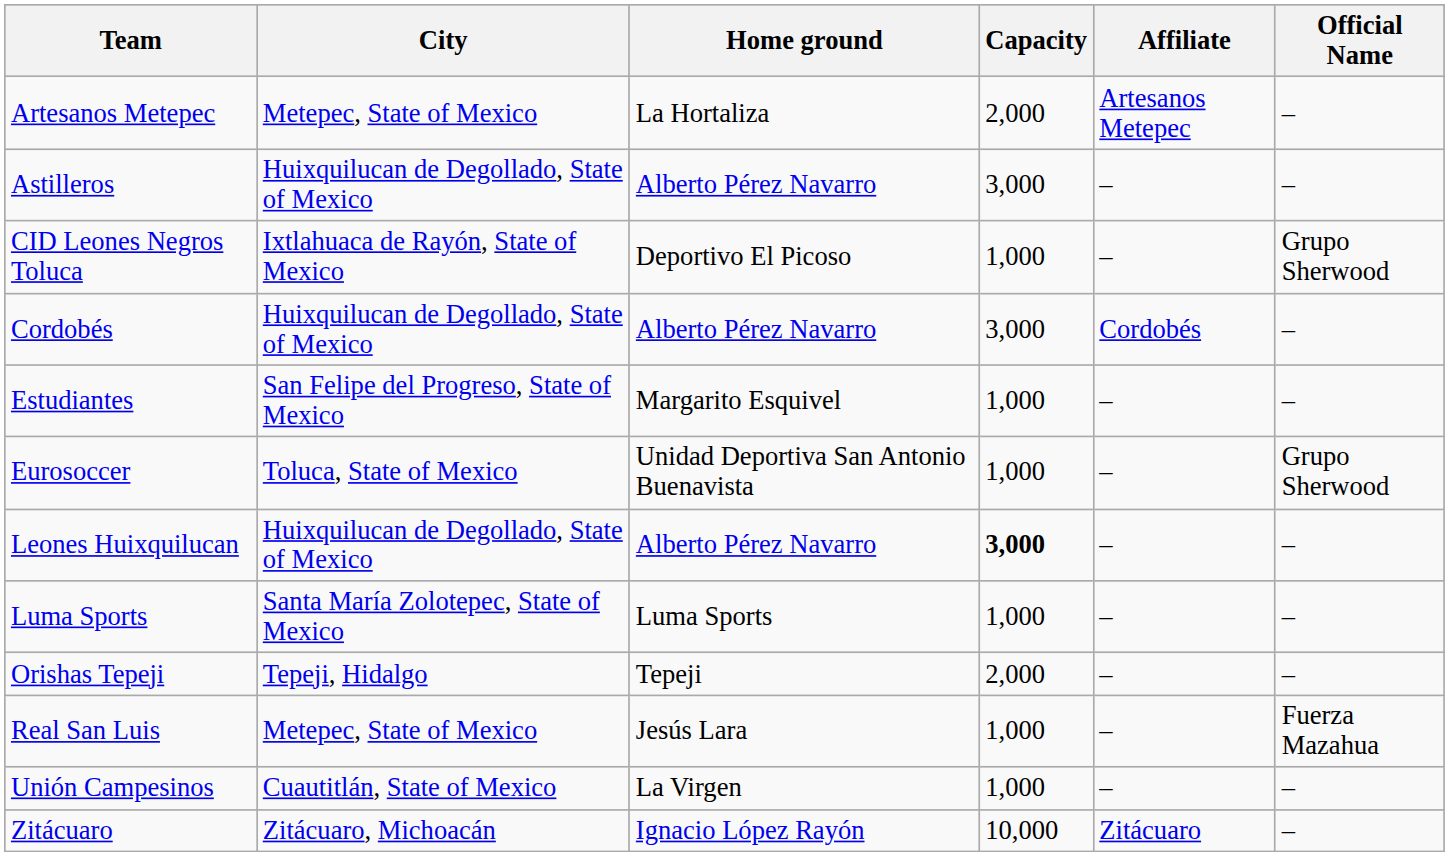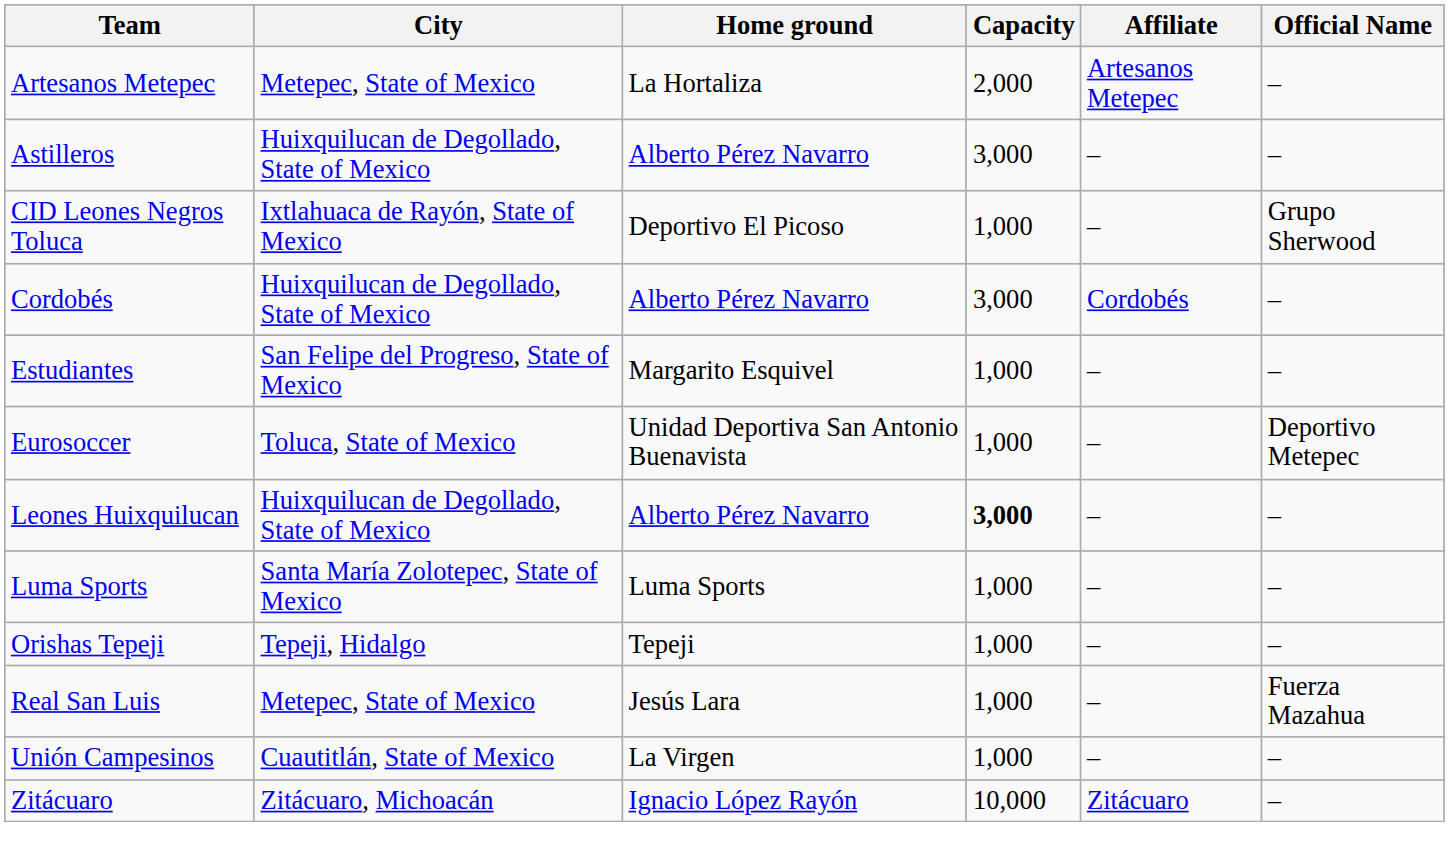(1336, 472) Grupo Sherwood -> (1322, 442) Deportivo Metepec
(1015, 673) 2,000 -> (1003, 643) 1,000
